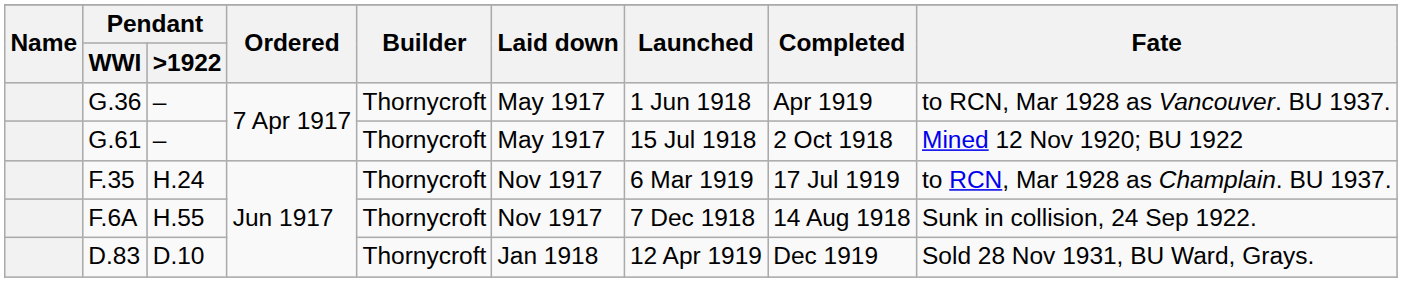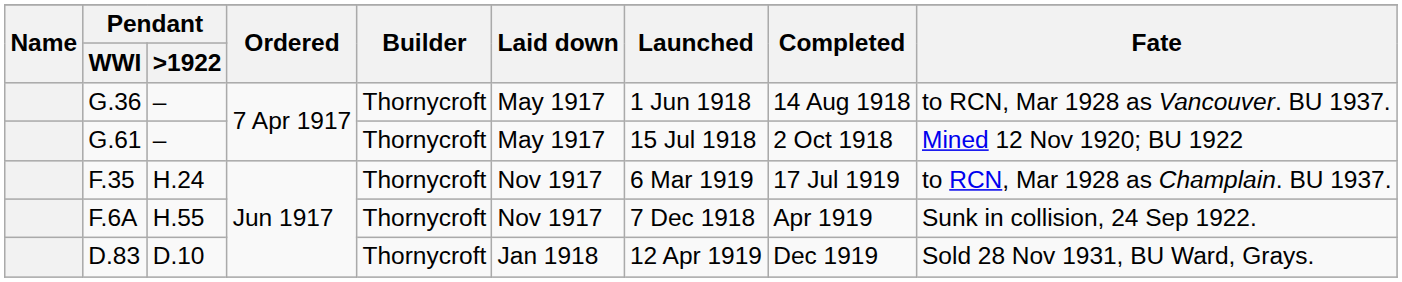(823, 101) Apr 1919 -> (842, 101) 14 Aug 1918
(842, 218) 14 Aug 1918 -> (823, 218) Apr 1919
